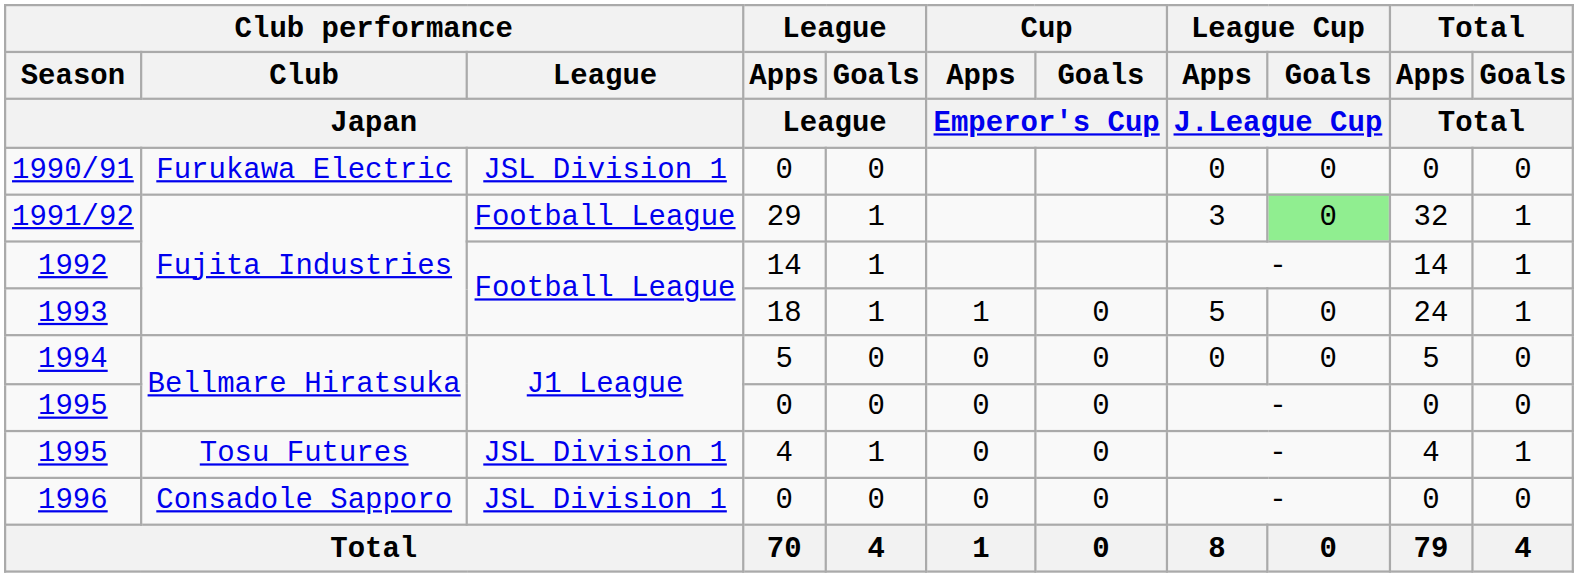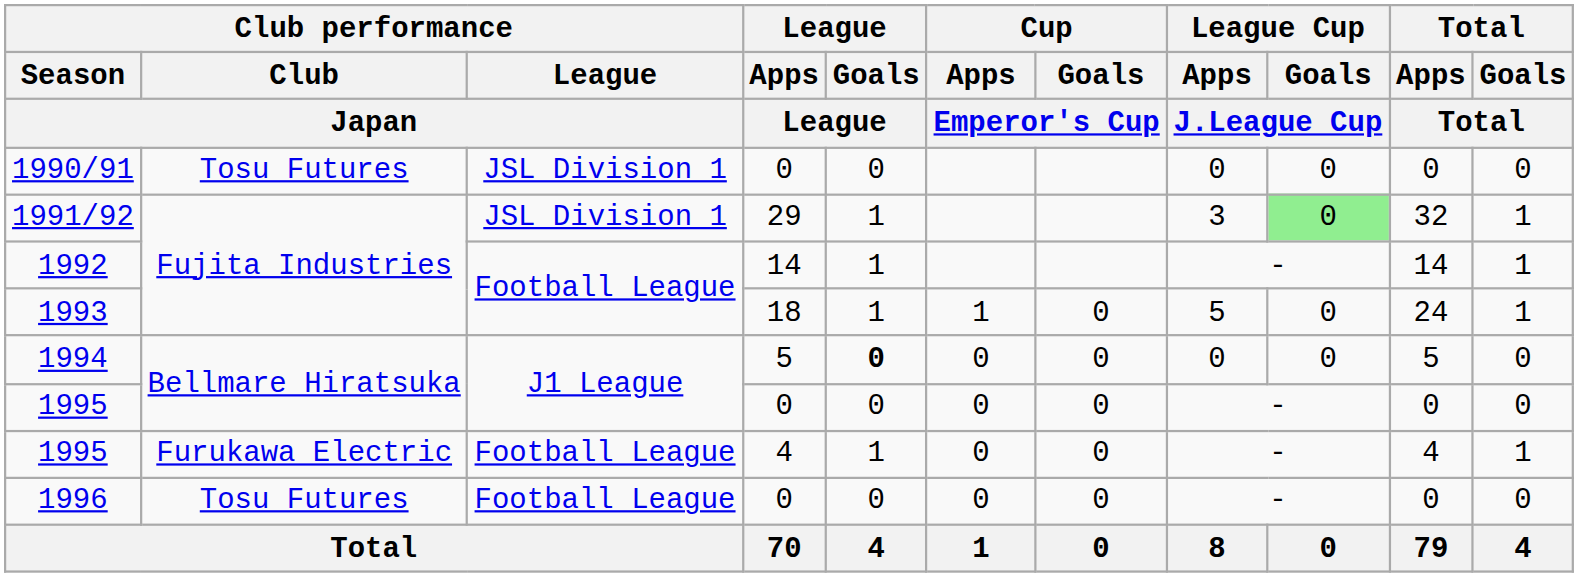(304, 170) Furukawa Electric -> (304, 170) Tosu Futures
(605, 218) Football League -> (605, 218) JSL Division 1
(876, 359) normal -> (876, 359) bold
(304, 454) Tosu Futures -> (304, 454) Furukawa Electric
(605, 454) JSL Division 1 -> (605, 454) Football League
(304, 501) Consadole Sapporo -> (304, 501) Tosu Futures
(605, 501) JSL Division 1 -> (605, 501) Football League
